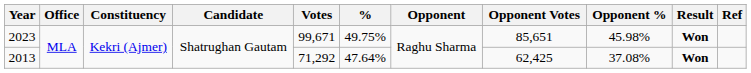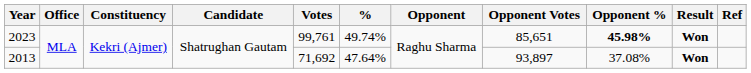(317, 36) 99,671 -> (317, 36) 99,761
(365, 36) 49.75% -> (365, 36) 49.74%
(629, 36) normal -> (629, 36) bold
(317, 57) 71,292 -> (317, 57) 71,692
(534, 57) 62,425 -> (534, 57) 93,897
